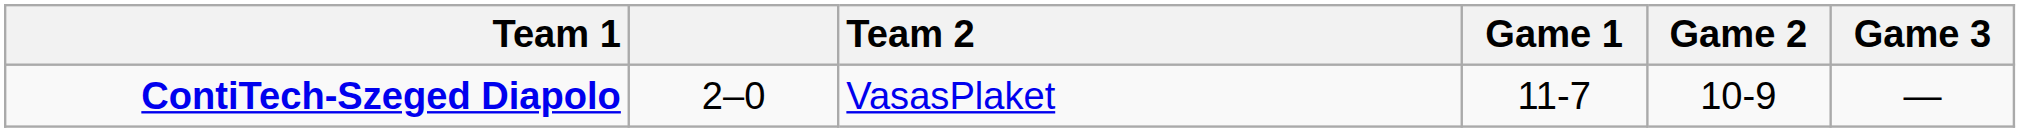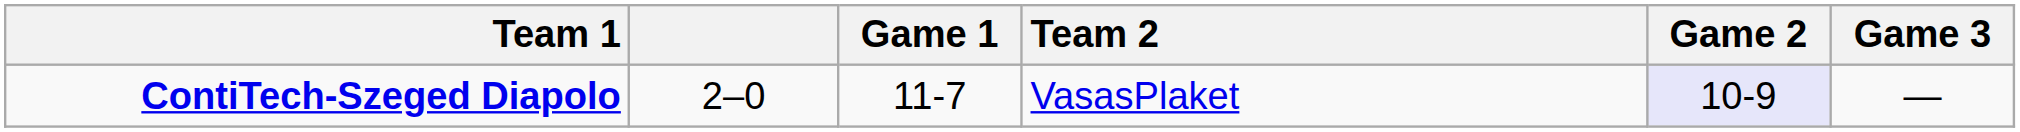columns swapped: (911, 34) <-> (1554, 34)
(1738, 95) no background -> (1738, 95) lavender background
